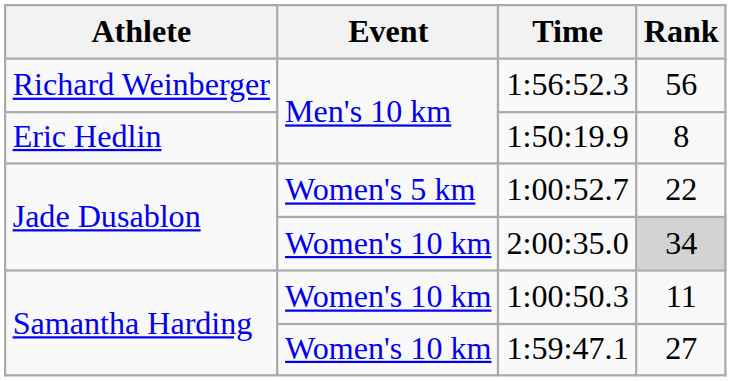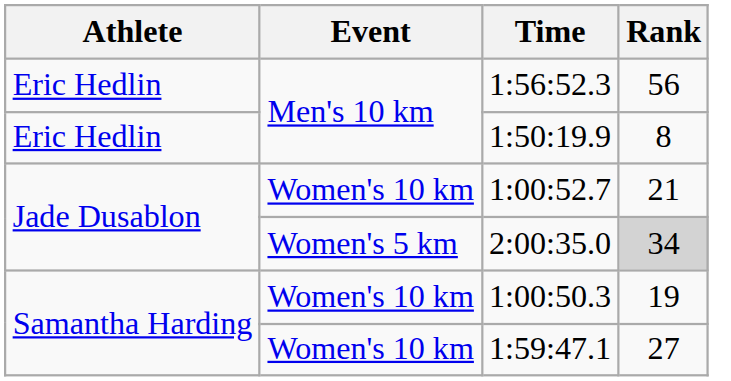(141, 84) Richard Weinberger -> (87, 84) Eric Hedlin
(380, 190) Women's 5 km -> (371, 190) Women's 10 km
(681, 190) 22 -> (664, 190) 21
(388, 243) Women's 10 km -> (363, 243) Women's 5 km
(681, 296) 11 -> (664, 296) 19
